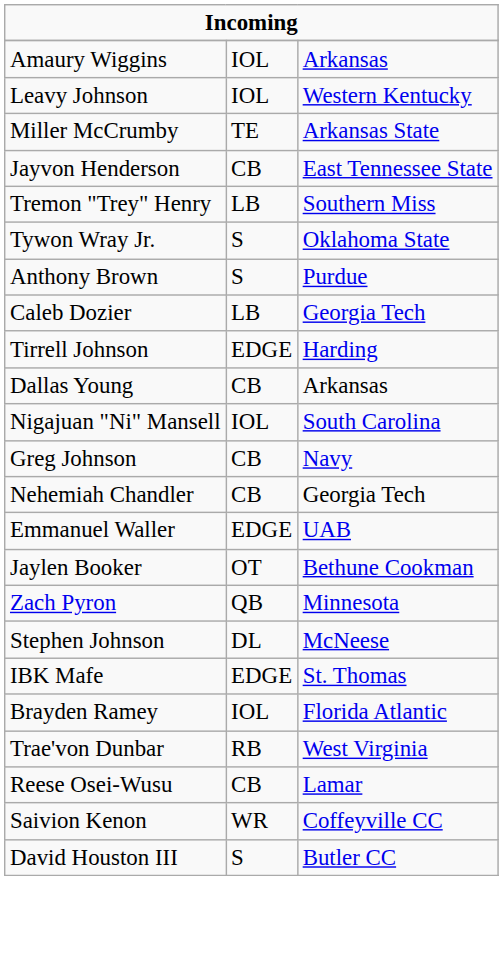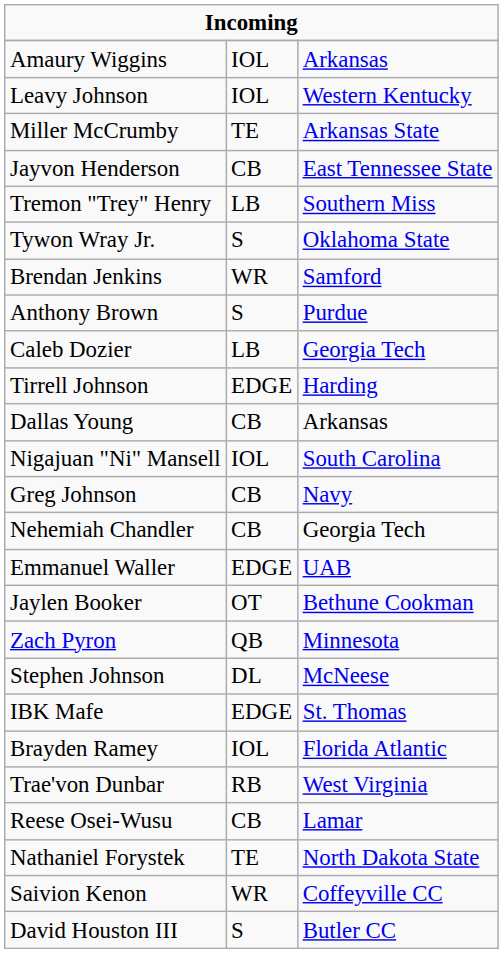+ row: (86, 276)
+ row: (97, 857)
